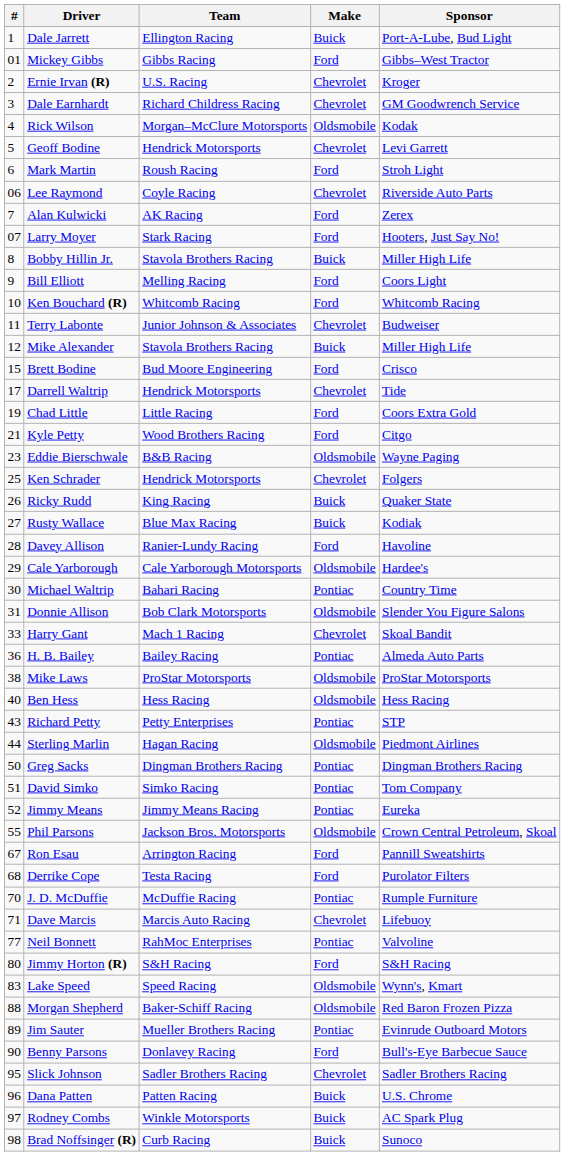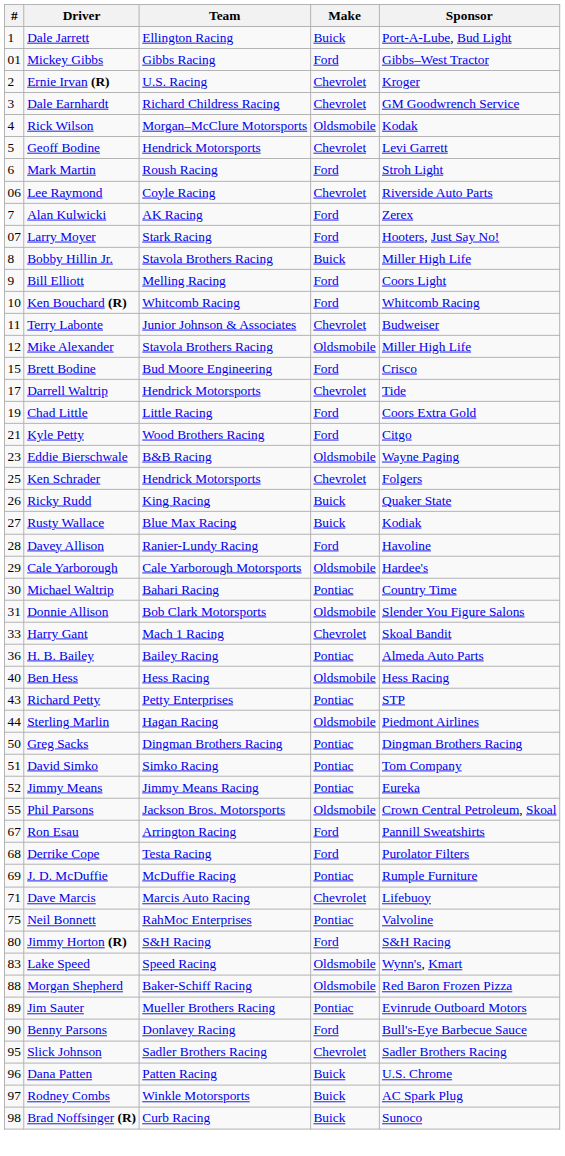(329, 346) Buick -> (345, 346) Oldsmobile
- row: (57, 677)
(14, 897) 70 -> (14, 875) 69
(14, 942) 77 -> (14, 919) 75
